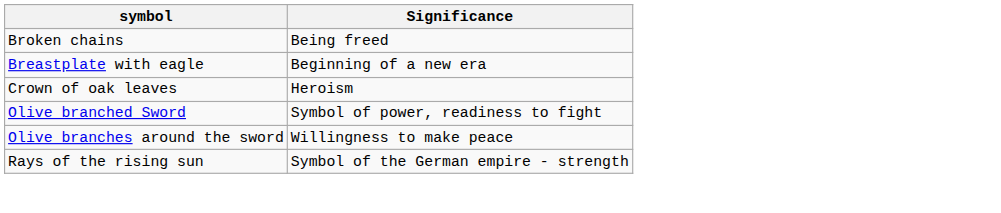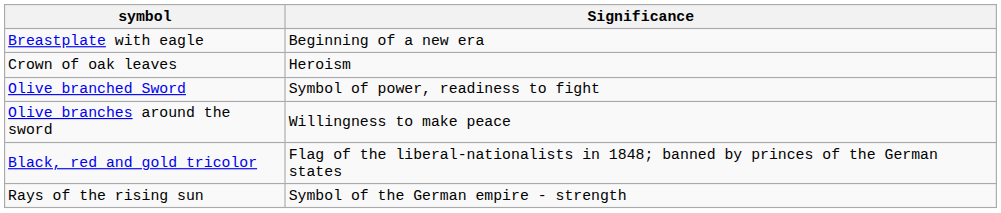- row: (66, 41)
+ row: (133, 163)
